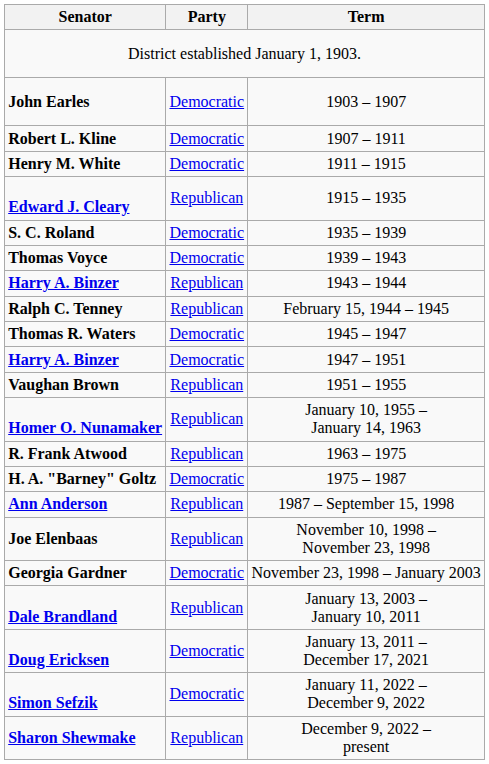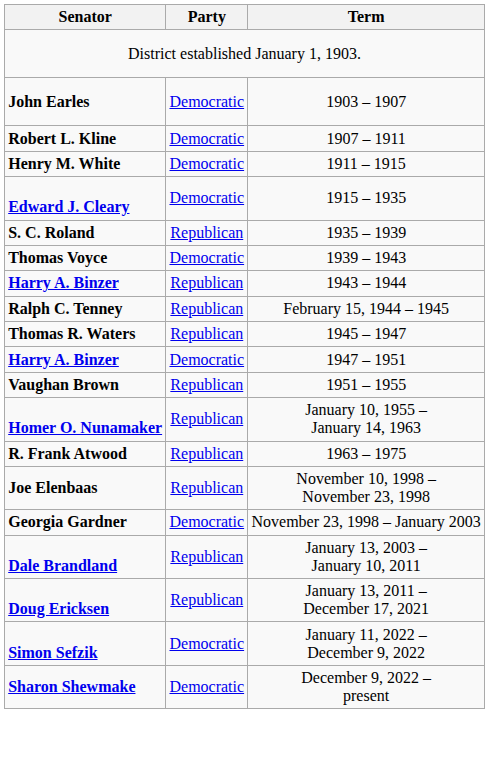(207, 198) Republican -> (207, 198) Democratic
(207, 232) Democratic -> (207, 232) Republican
(207, 334) Democratic -> (207, 334) Republican
- row: (82, 479)
- row: (58, 504)
(207, 650) Democratic -> (207, 600) Republican
(207, 737) Republican -> (207, 686) Democratic
